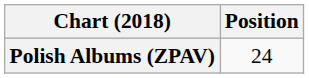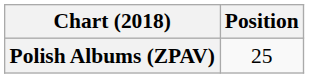(262, 55) 24 -> (262, 55) 25
